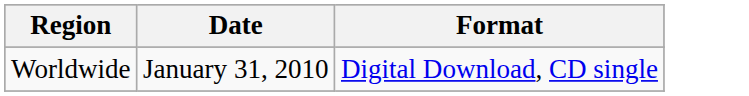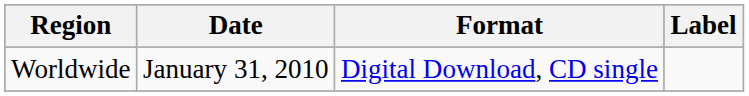+ column: (703, 25)
